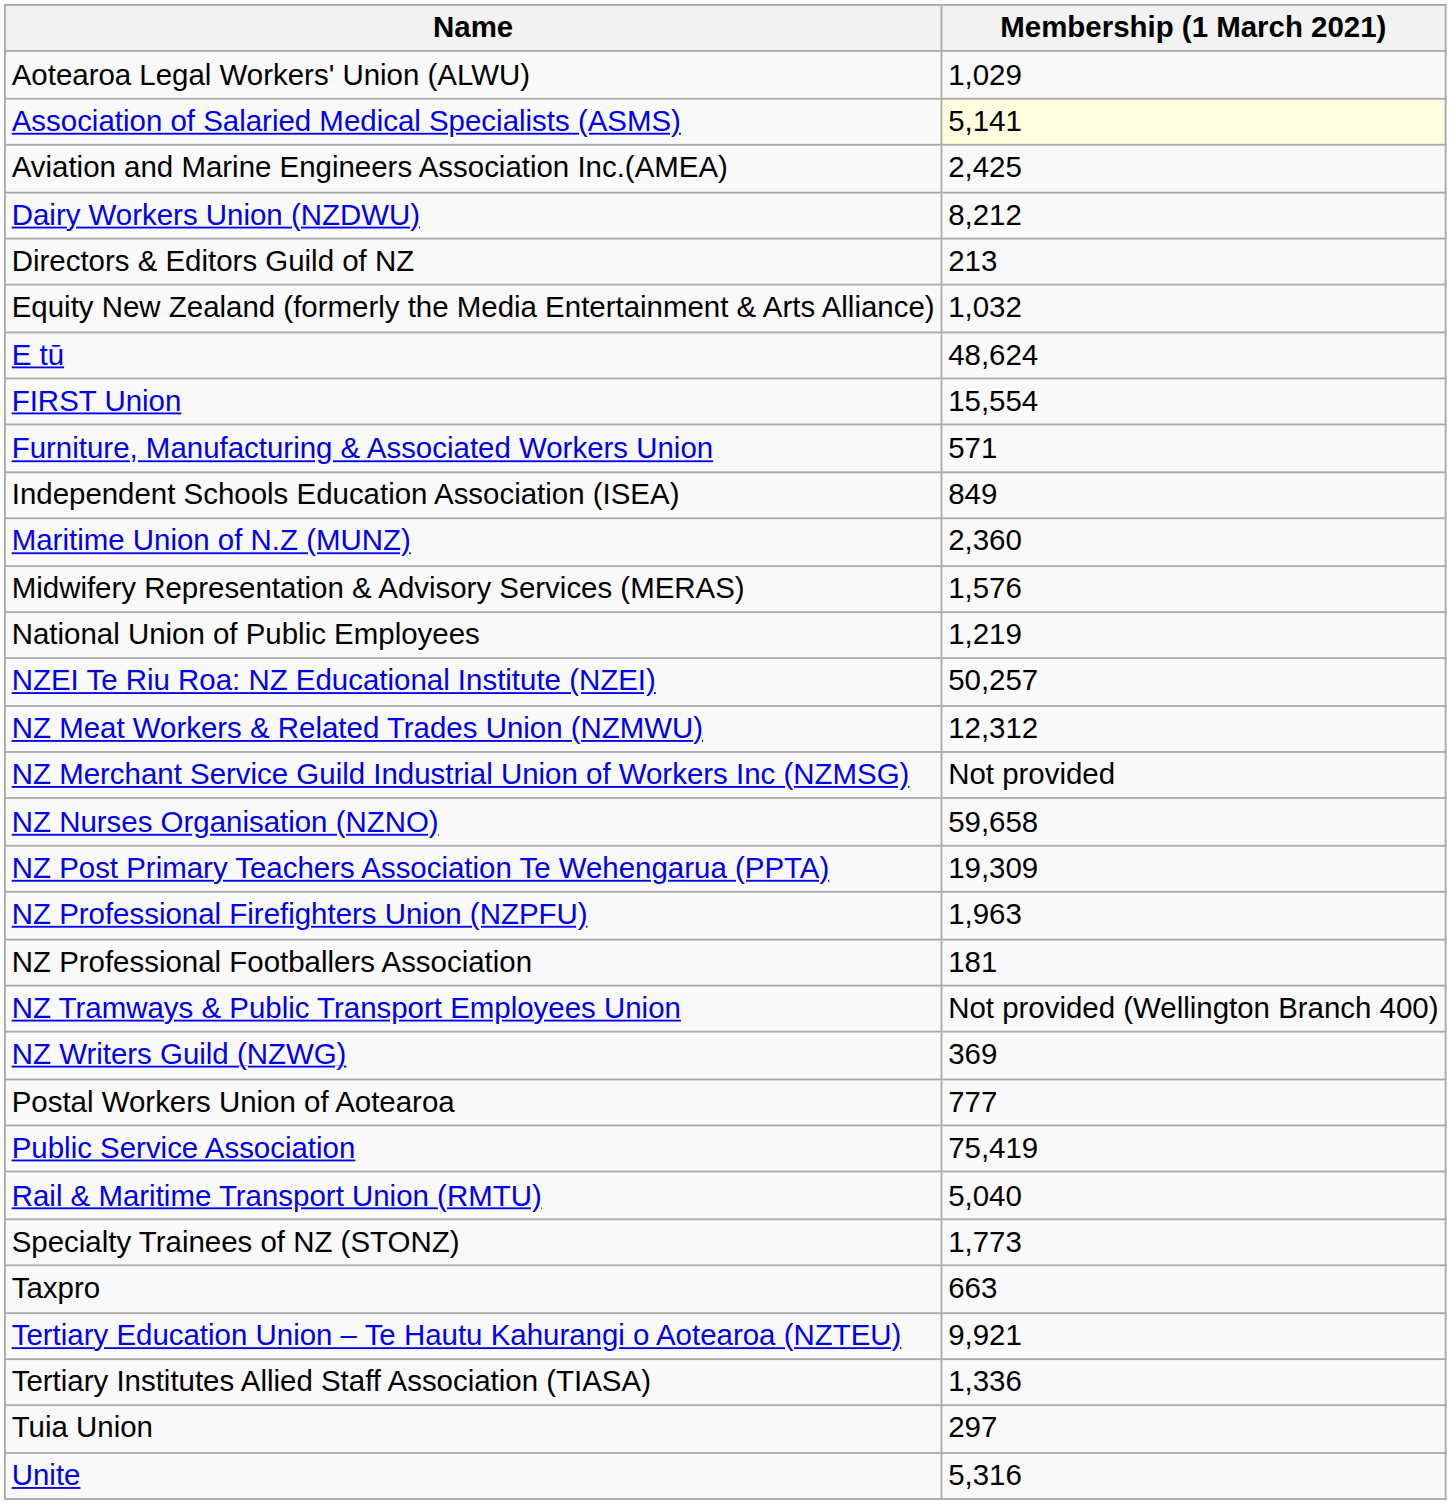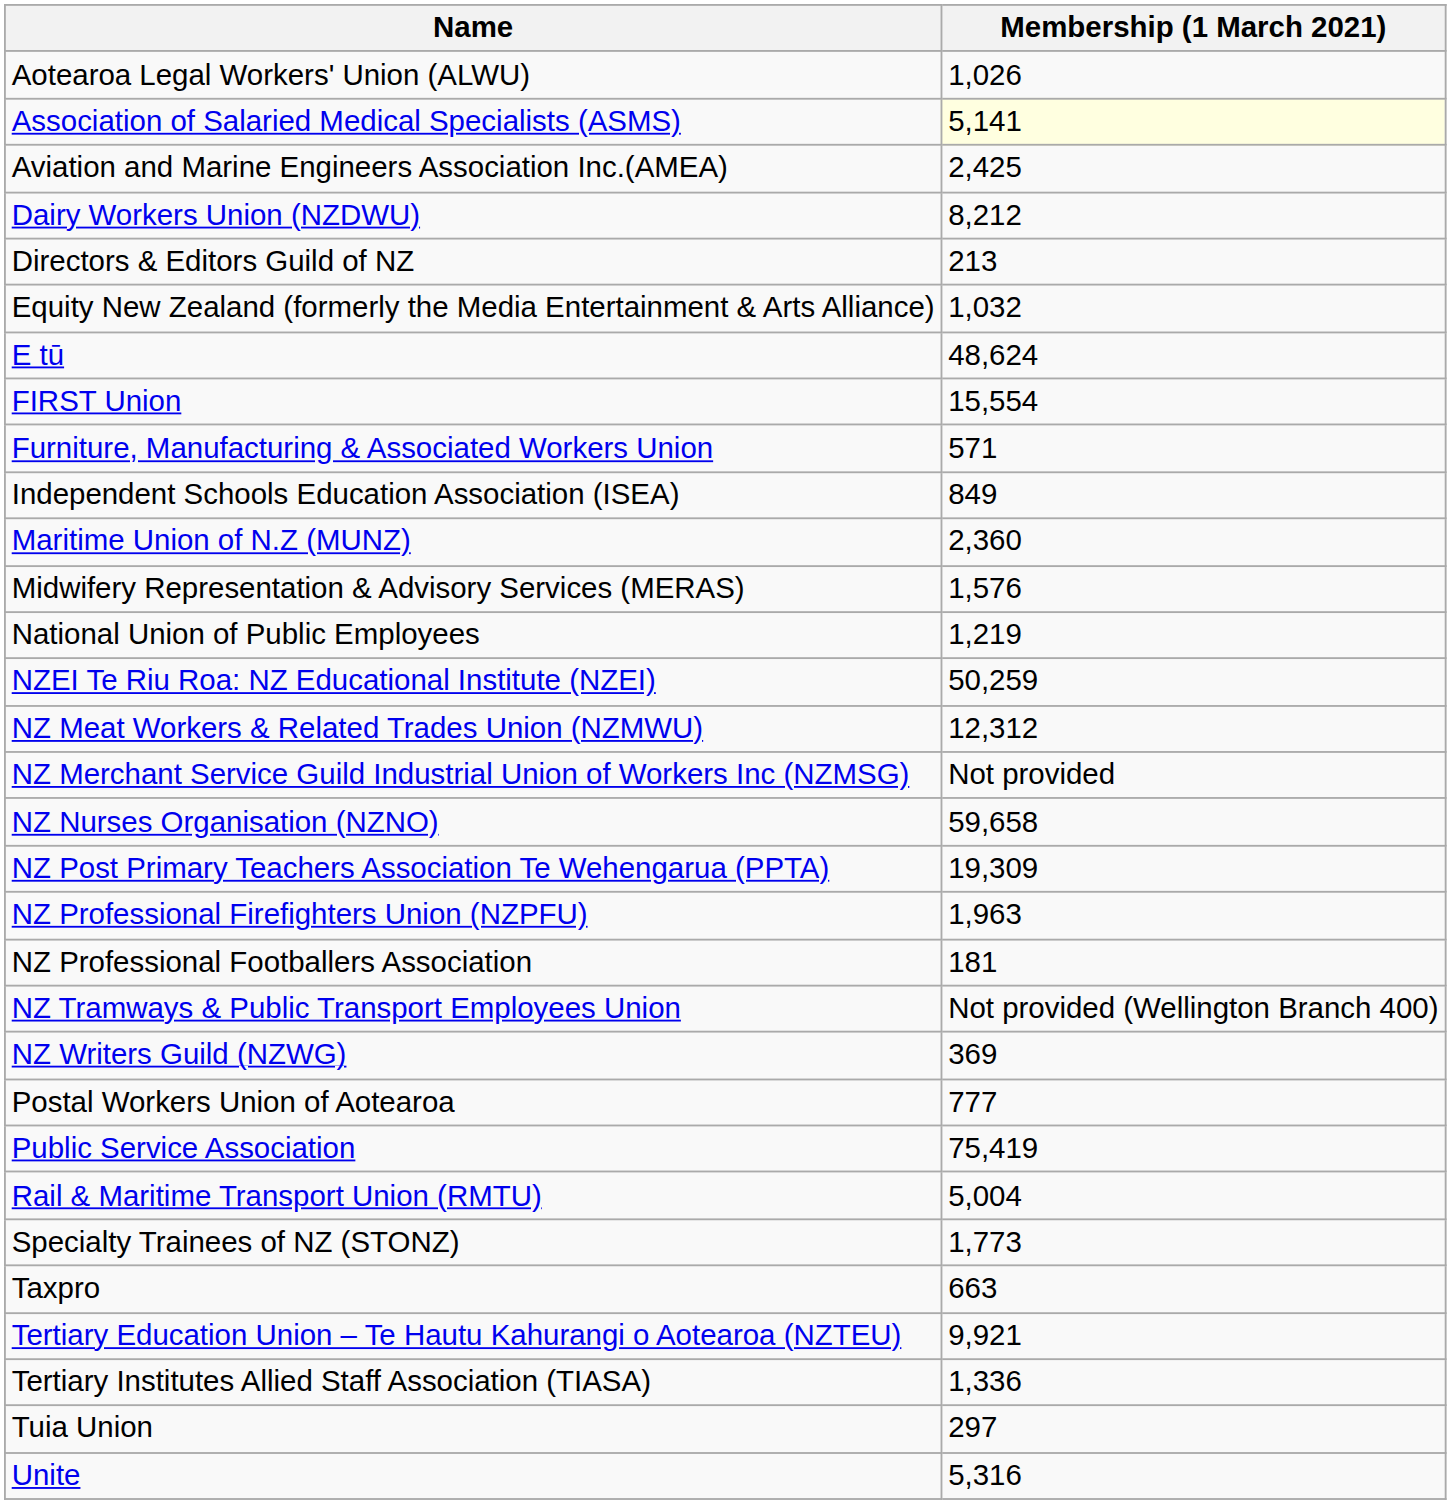(985, 74) 1,029 -> (985, 74) 1,026
(993, 681) 50,257 -> (993, 681) 50,259
(985, 1195) 5,040 -> (985, 1195) 5,004
